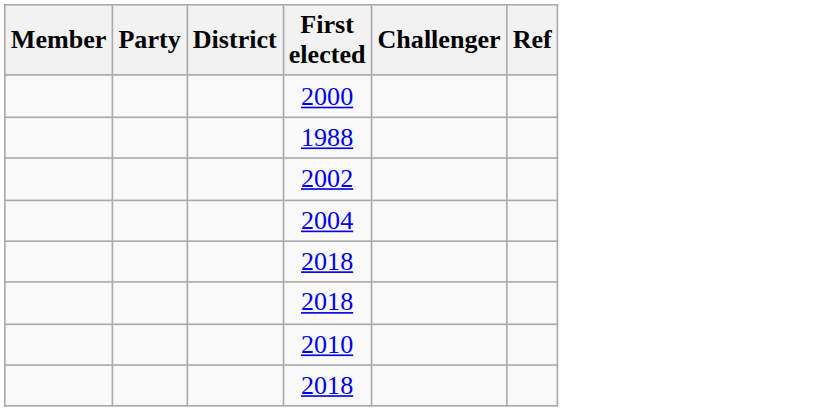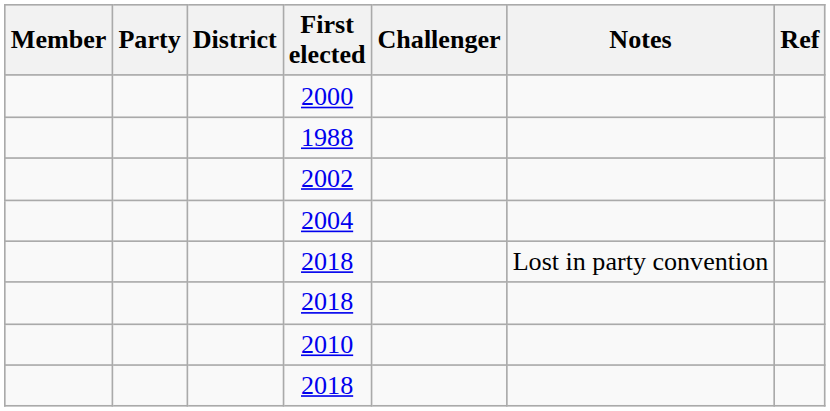+ column: (640, 39)
